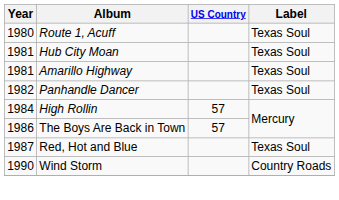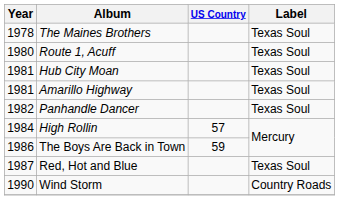+ row: (95, 33)
(218, 128) 57 -> (218, 147) 59
